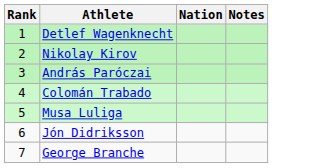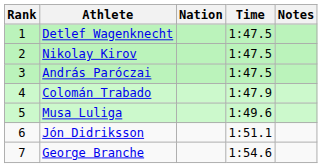+ column: (250, 14)
